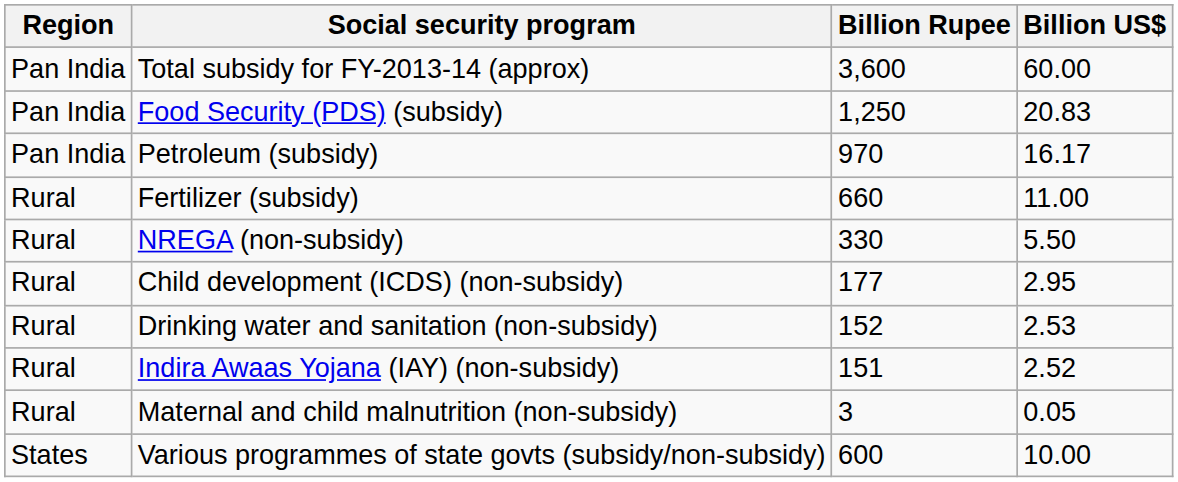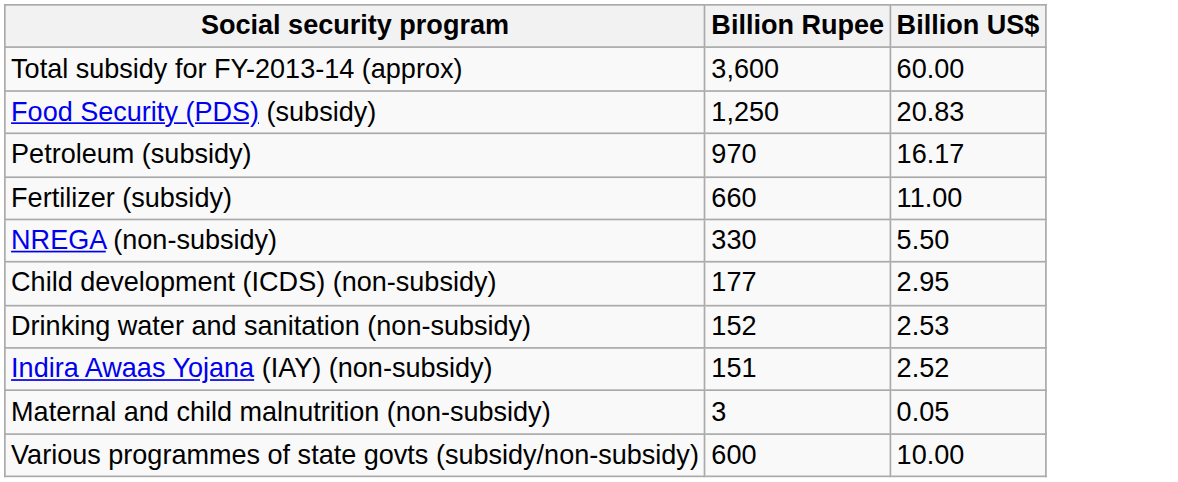- column: (68, 25)
